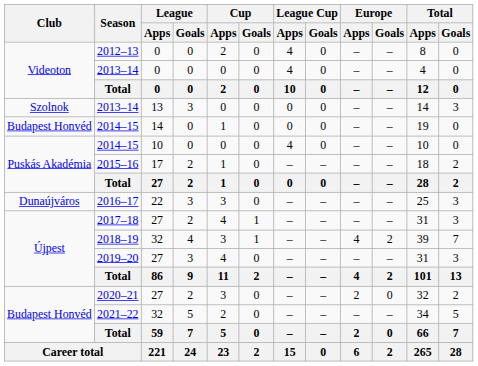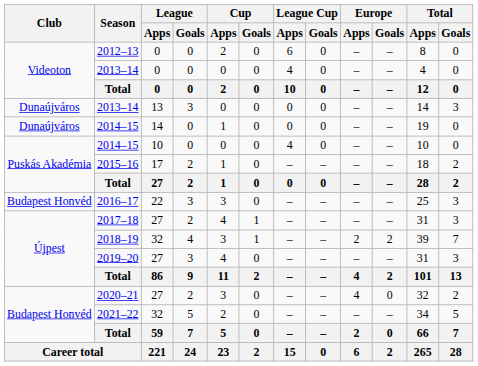(290, 51) 4 -> (290, 51) 6
(49, 107) Szolnok -> (49, 107) Dunaújváros
(49, 126) Budapest Honvéd -> (49, 126) Dunaújváros
(49, 201) Dunaújváros -> (49, 201) Budapest Honvéd
(356, 239) 4 -> (356, 239) 2
(356, 295) 2 -> (356, 295) 4
